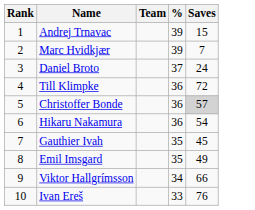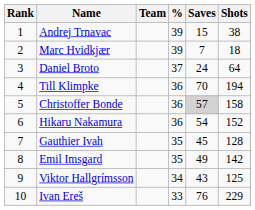+ column: (234, 13)
(202, 86) 72 -> (202, 86) 70
(202, 178) 66 -> (202, 178) 43
